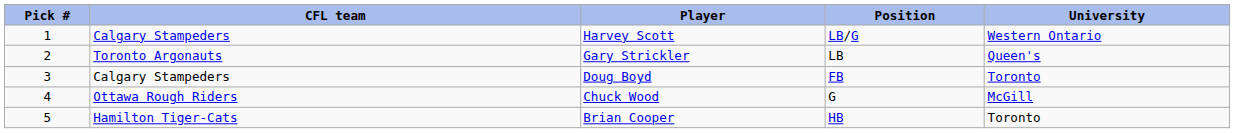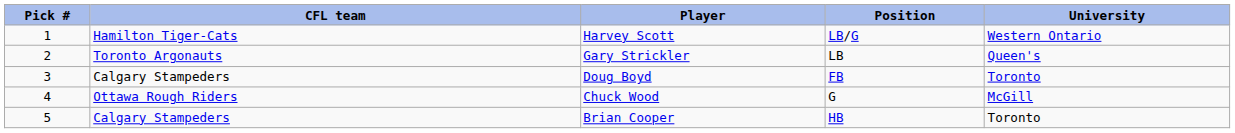(162, 35) Calgary Stampeders -> (165, 35) Hamilton Tiger-Cats
(165, 118) Hamilton Tiger-Cats -> (162, 118) Calgary Stampeders
